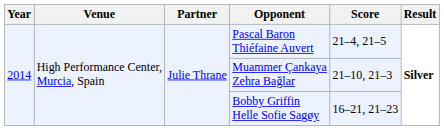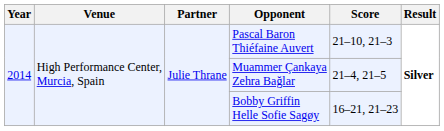(359, 41) 21–4, 21–5 -> (362, 41) 21–10, 21–3
(362, 75) 21–10, 21–3 -> (359, 75) 21–4, 21–5
